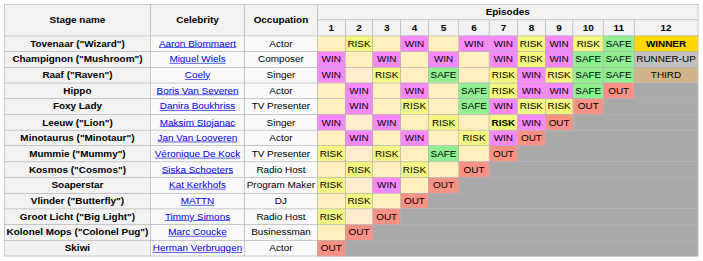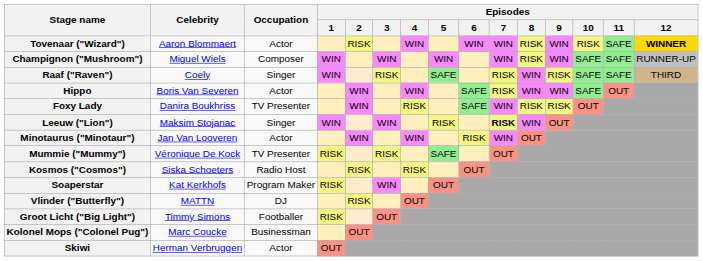(281, 216) Radio Host -> (281, 216) Footballer
